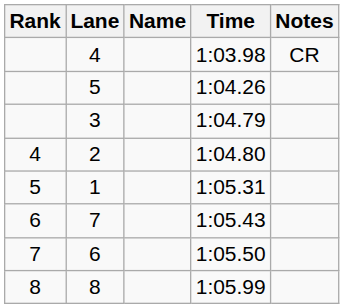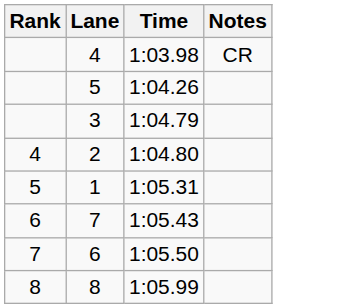- column: (158, 21)
